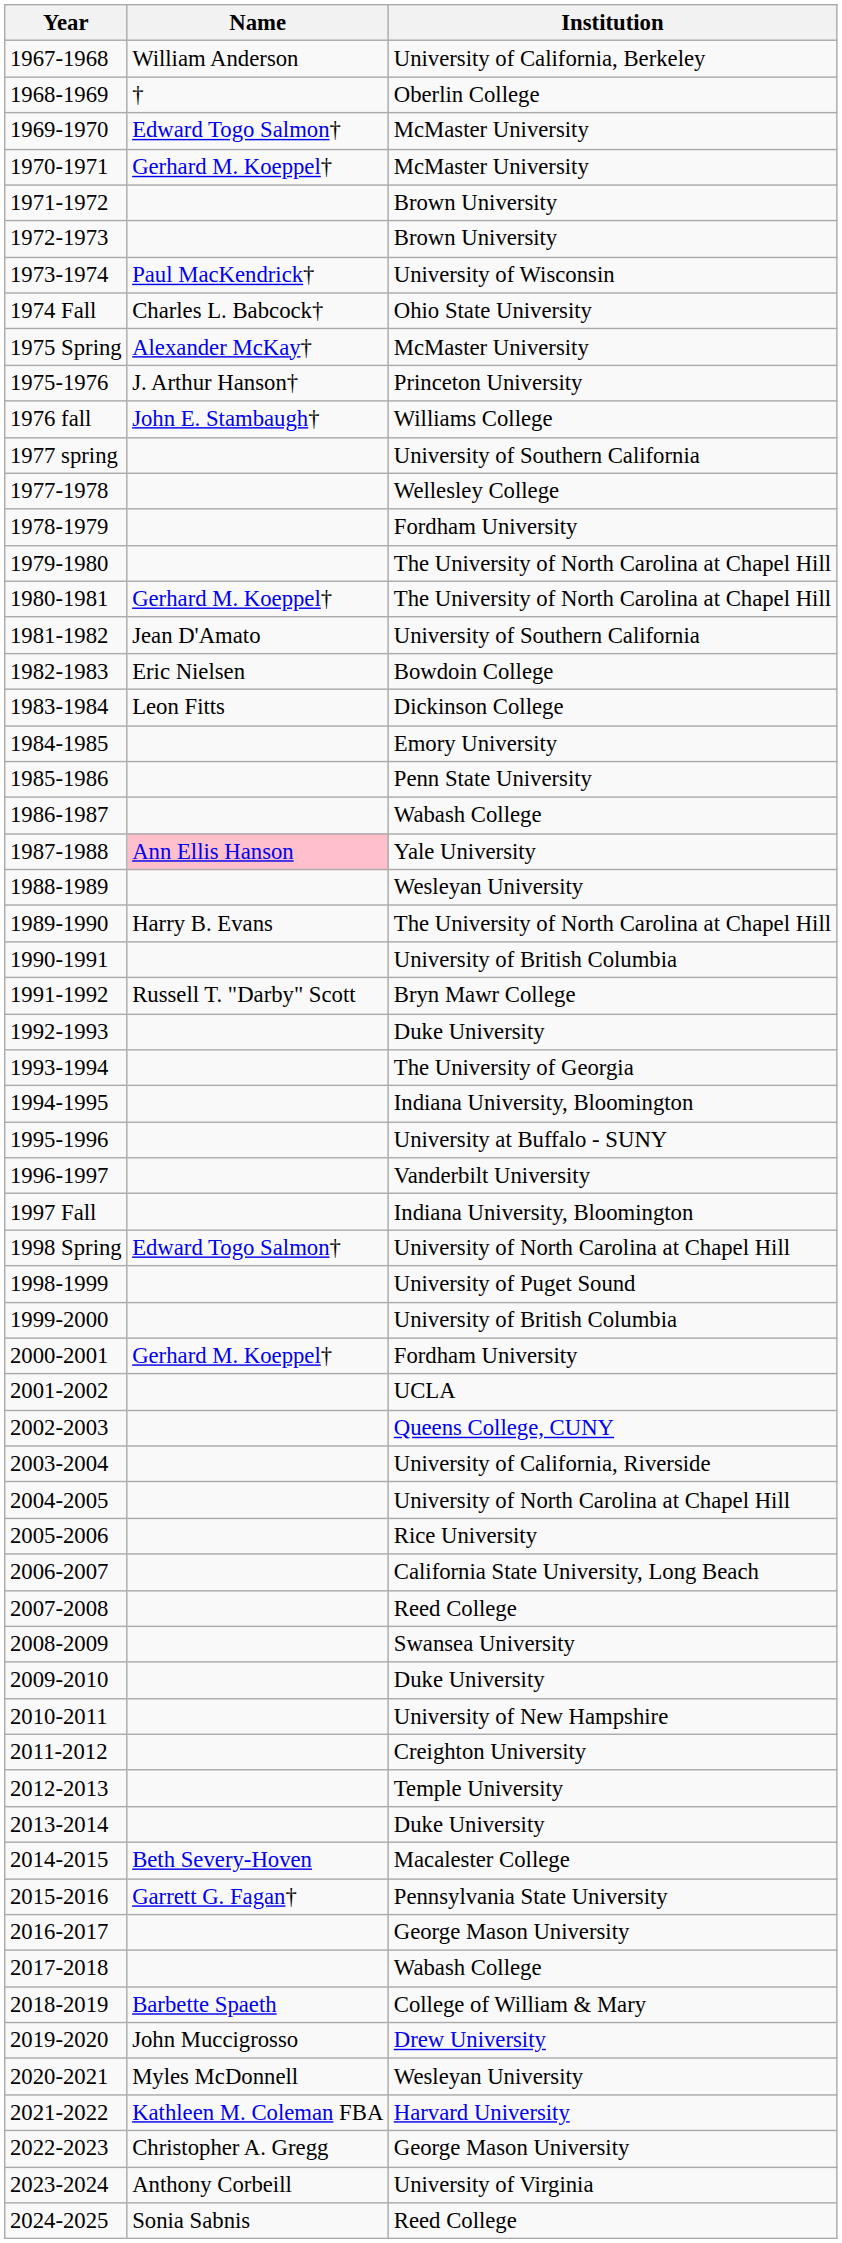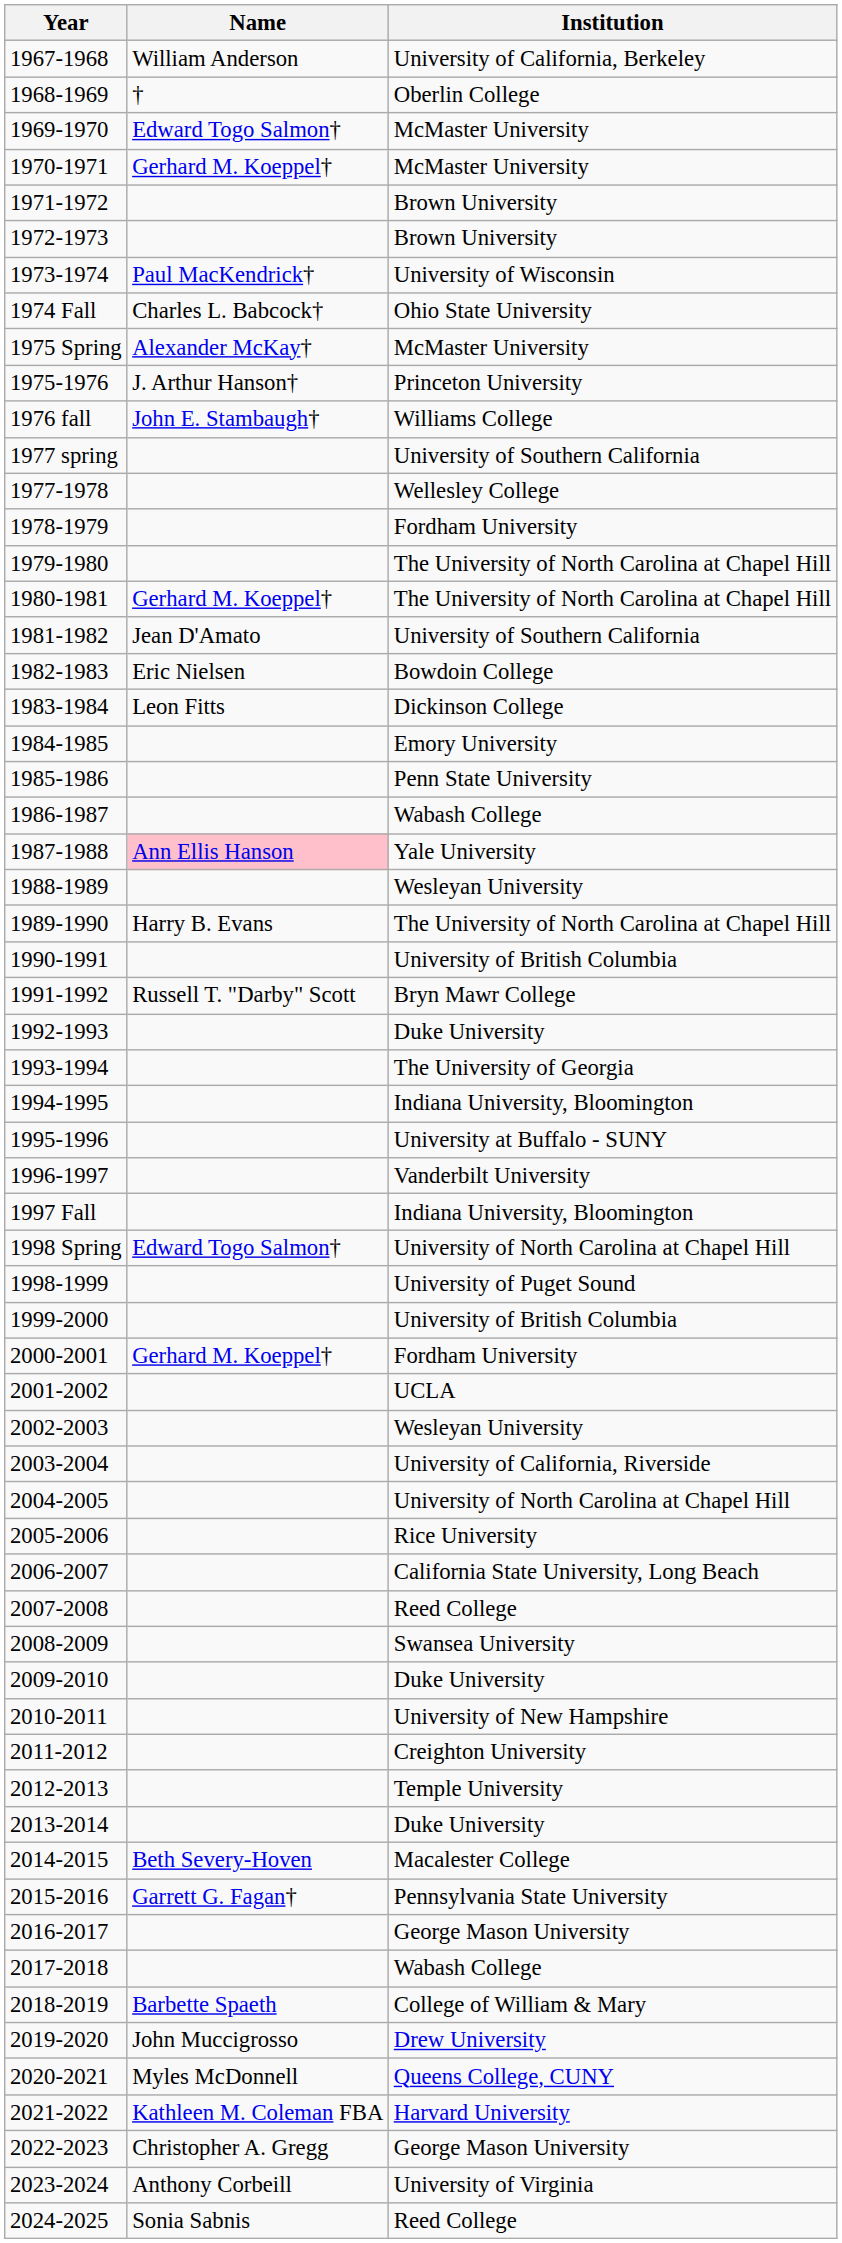(504, 1427) Queens College, CUNY -> (488, 1427) Wesleyan University
(488, 2076) Wesleyan University -> (504, 2076) Queens College, CUNY
